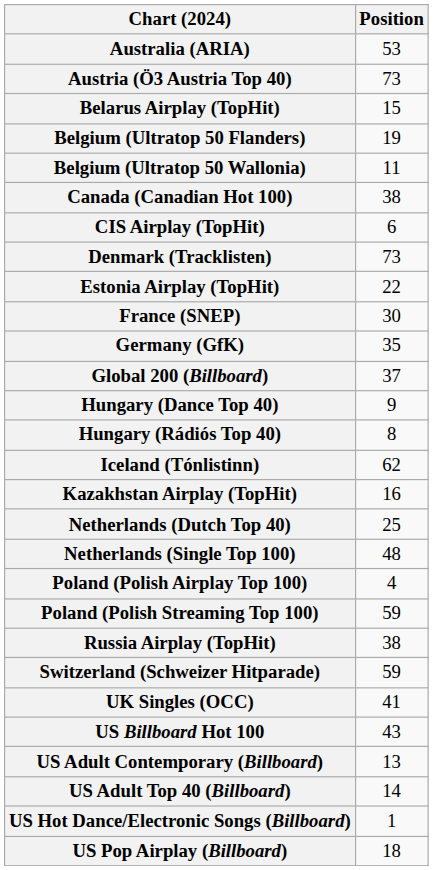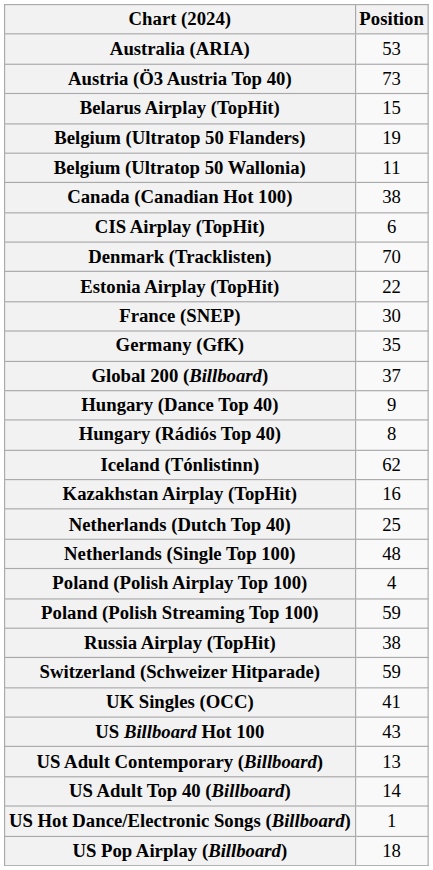(392, 256) 73 -> (392, 256) 70
